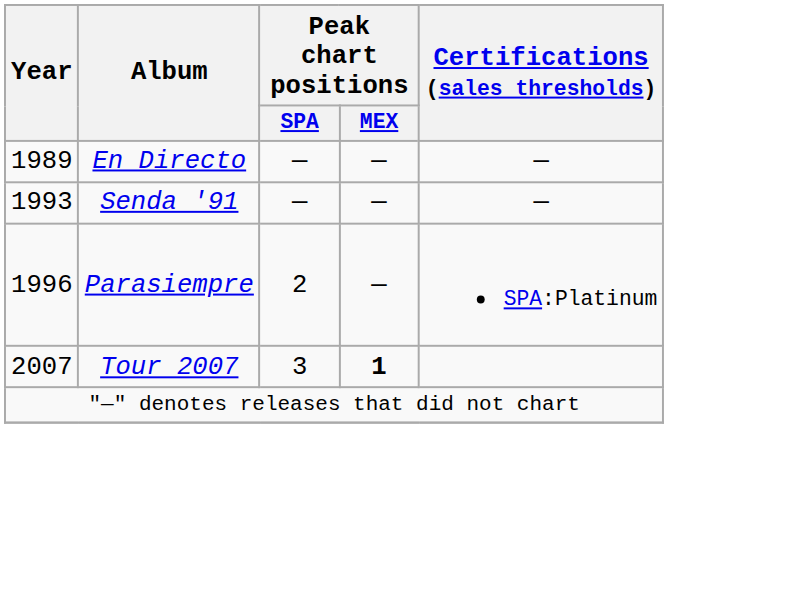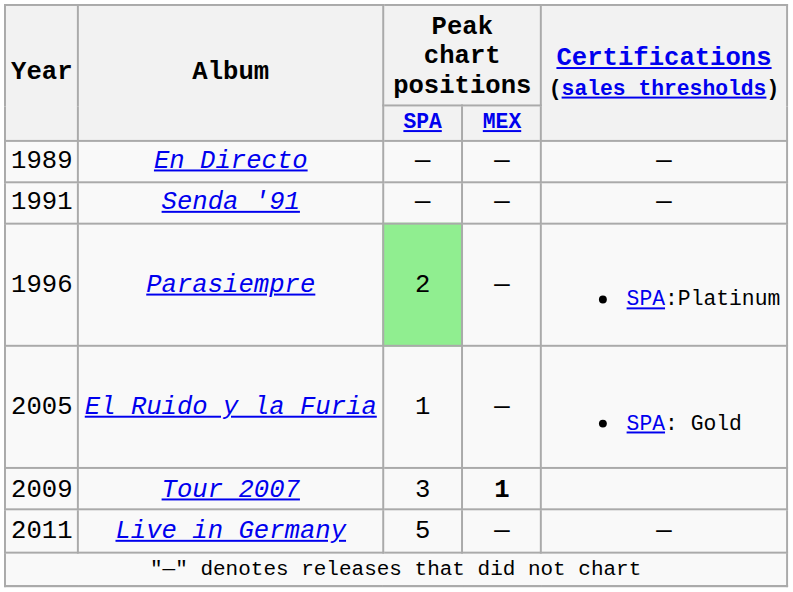(42, 203) 1993 -> (42, 203) 1991
(300, 285) no background -> (423, 285) lightgreen background
+ row: (231, 407)
(42, 367) 2007 -> (42, 489) 2009
+ row: (231, 531)
